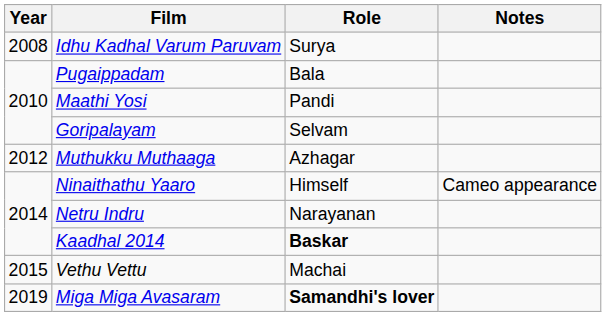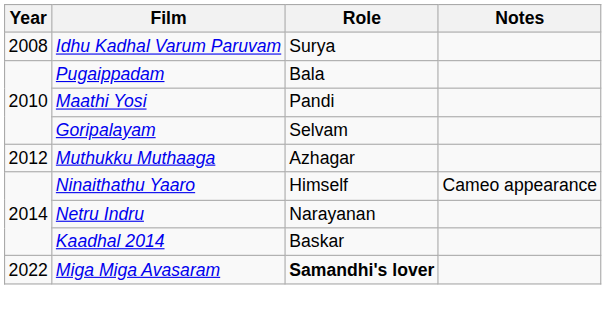(319, 241) bold -> (317, 241) normal
- row: (101, 269)
(28, 297) 2019 -> (28, 269) 2022
